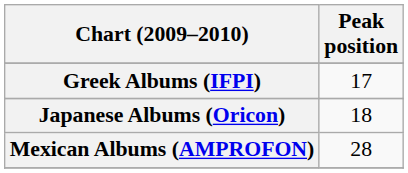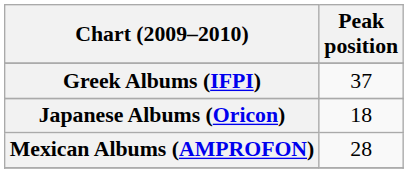(361, 80) 17 -> (361, 80) 37
